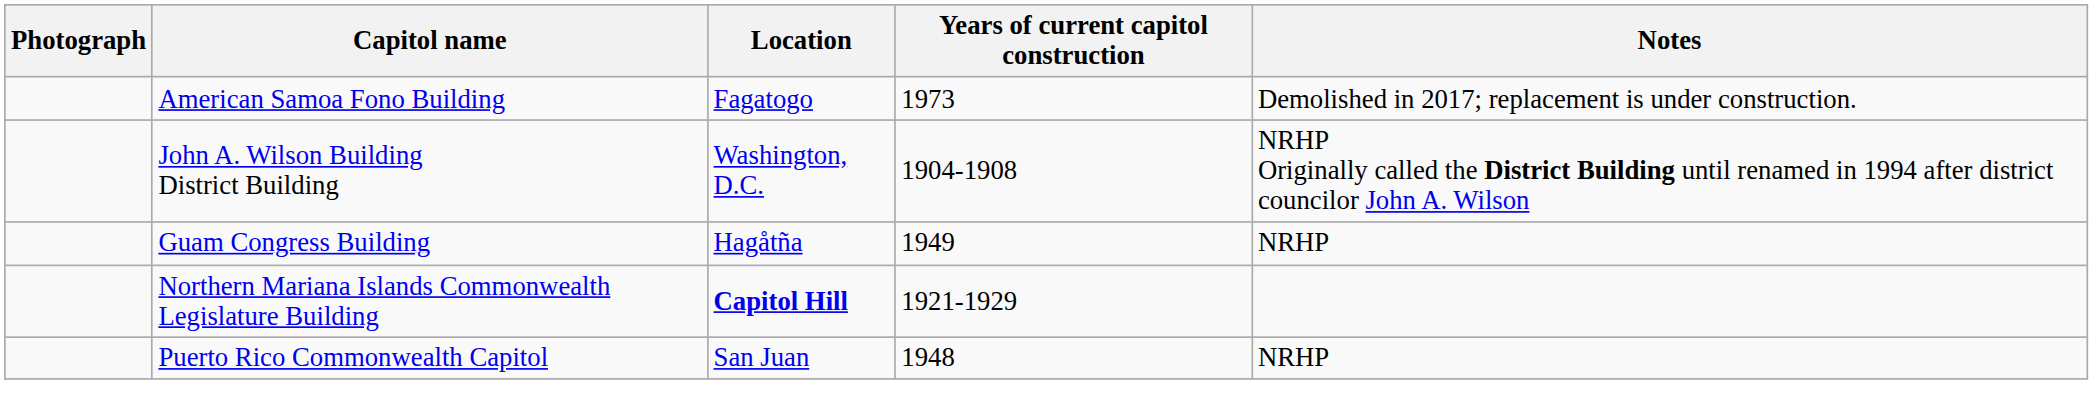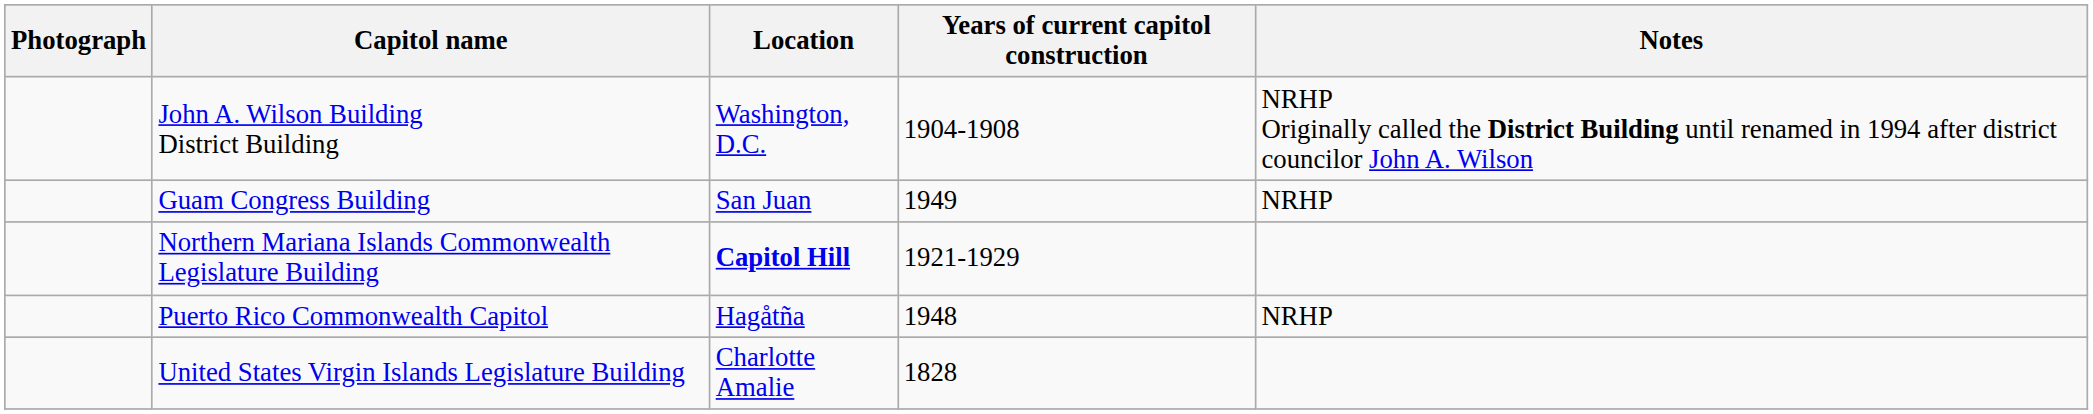- row: (332, 98)
(758, 242) Hagåtña -> (764, 200) San Juan
(761, 357) San Juan -> (760, 315) Hagåtña
+ row: (422, 372)
